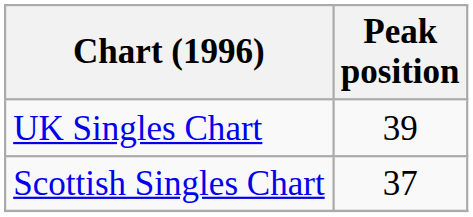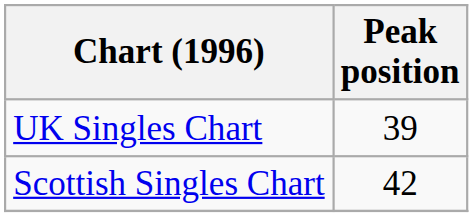(400, 182) 37 -> (400, 182) 42
